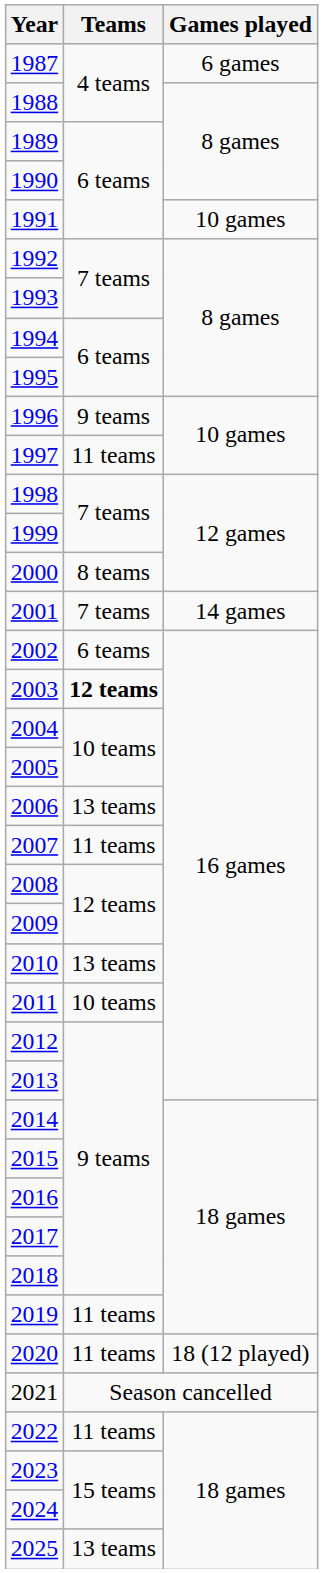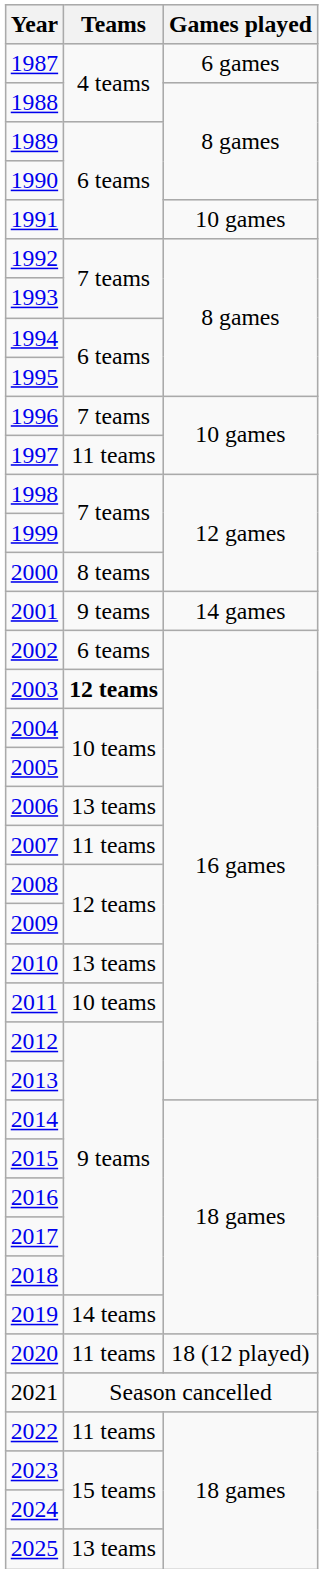(114, 415) 9 teams -> (114, 415) 7 teams
(114, 610) 7 teams -> (114, 610) 9 teams
(114, 1314) 11 teams -> (114, 1314) 14 teams
